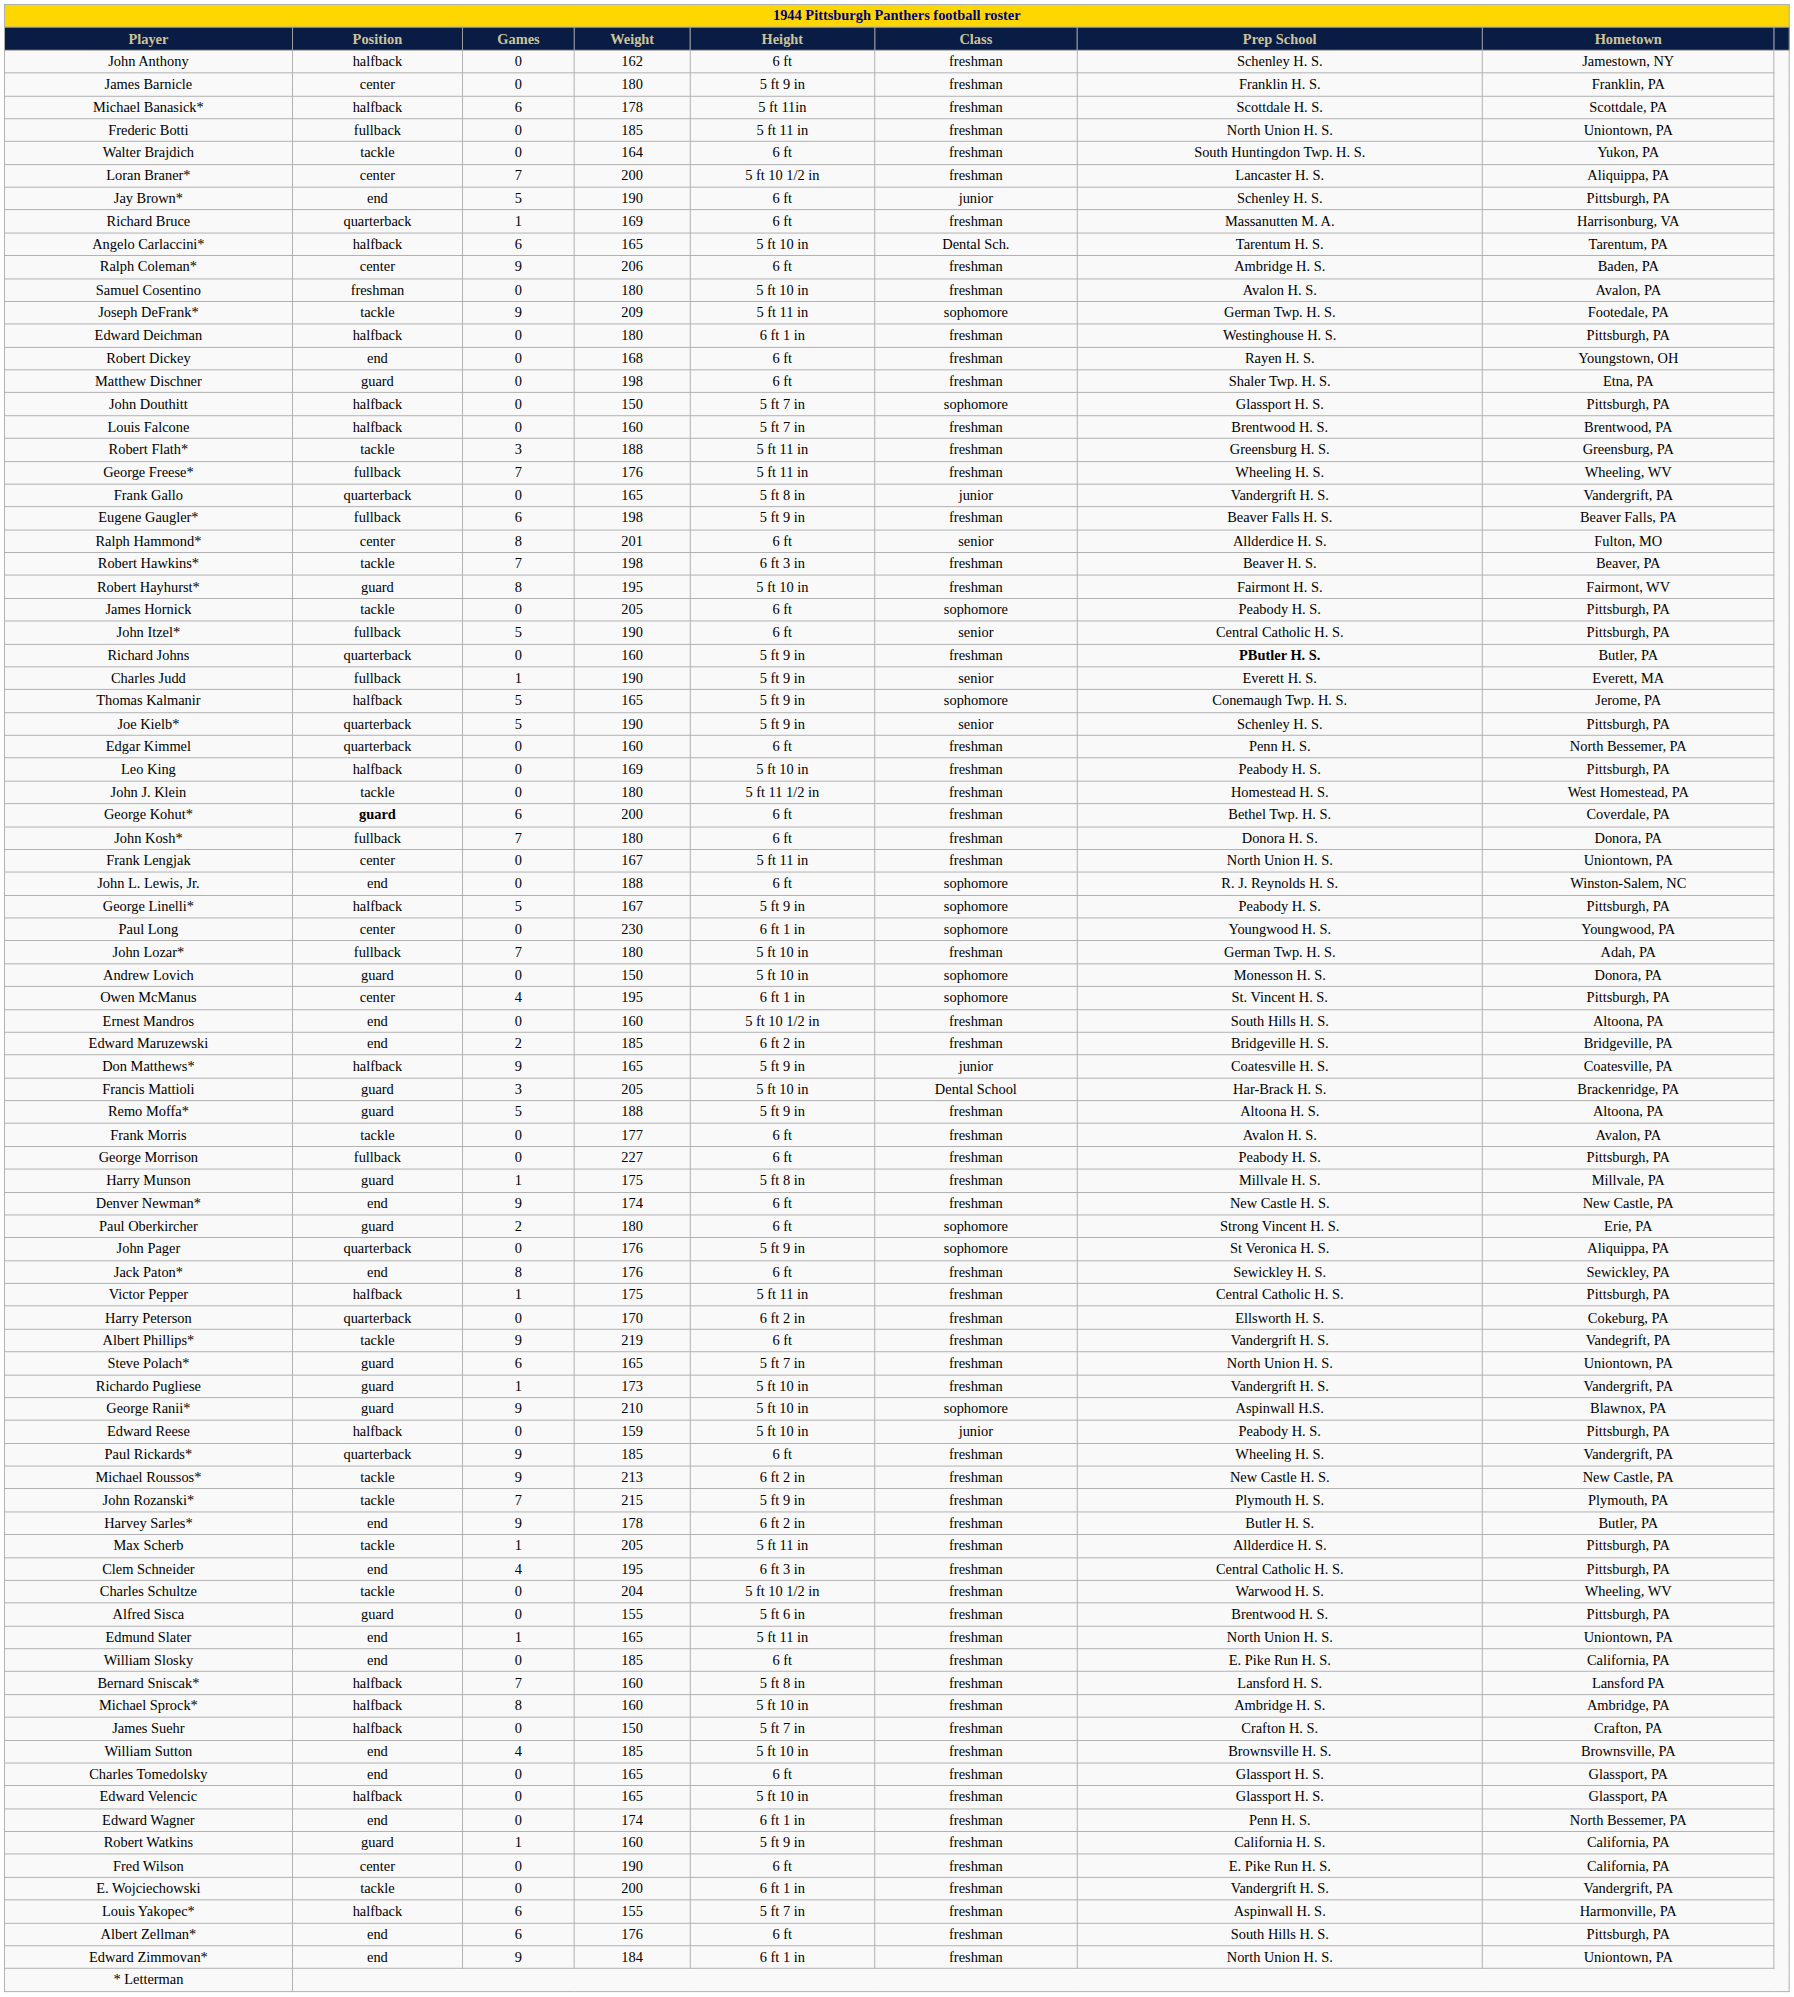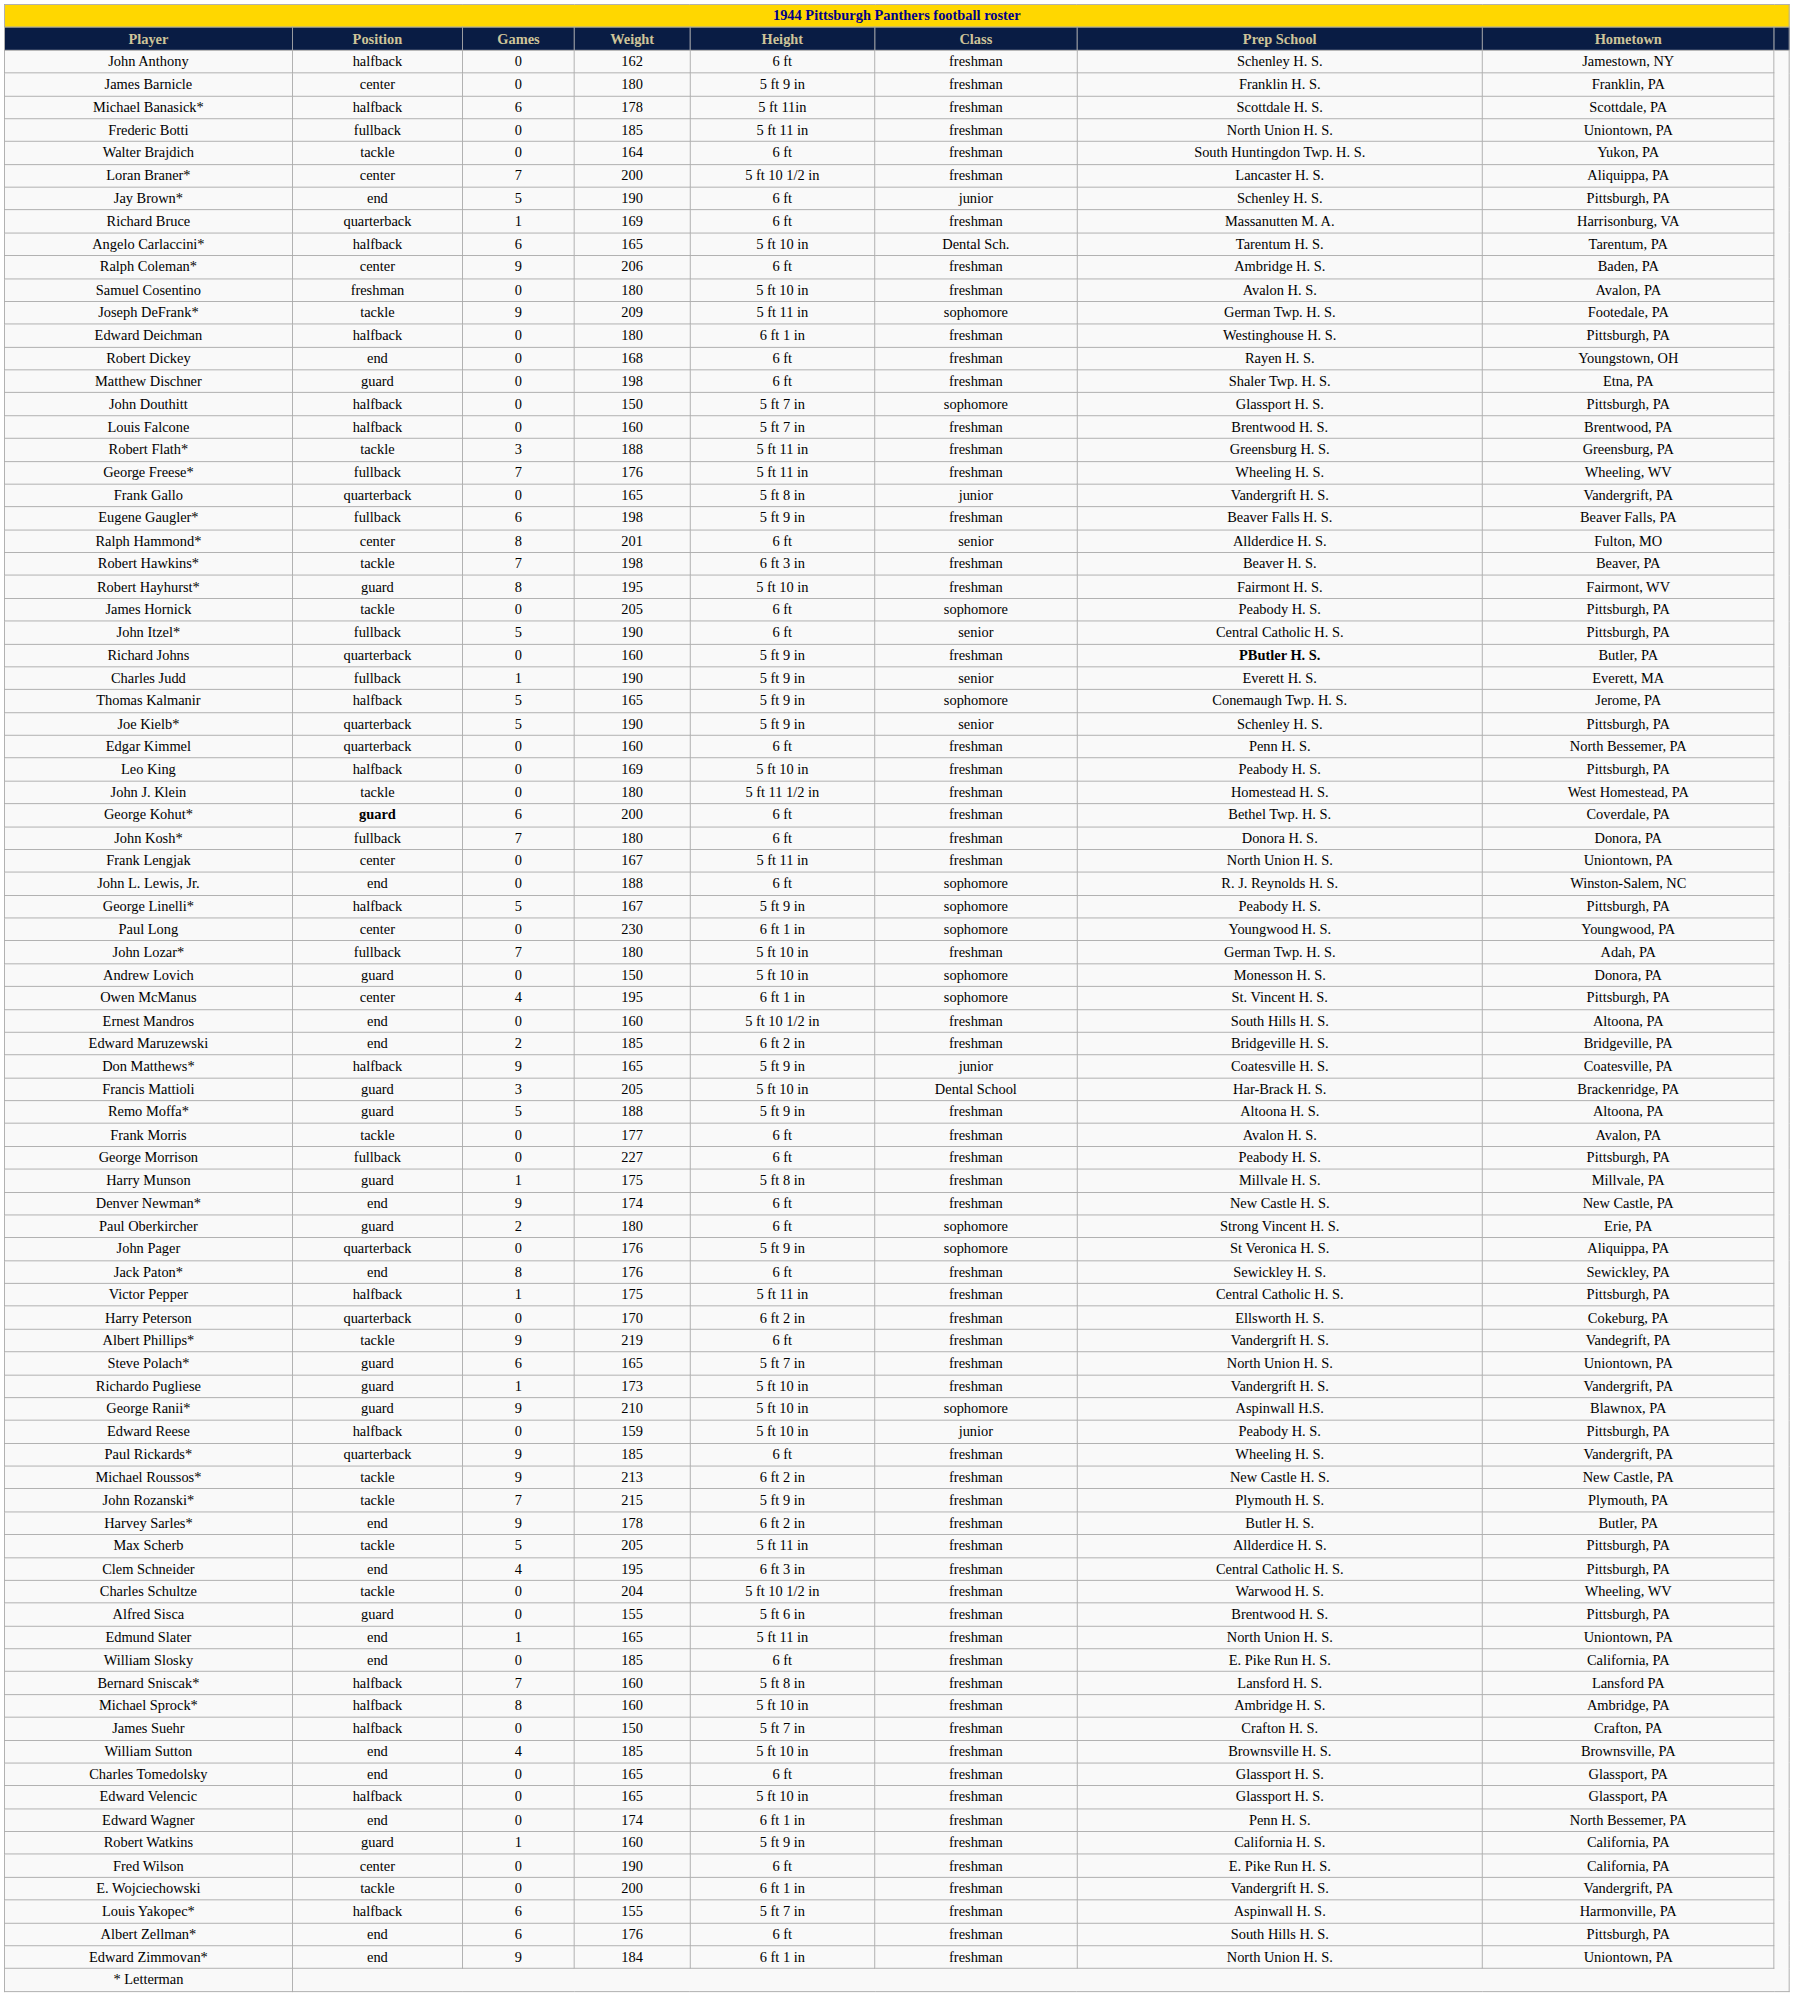(518, 1546) 1 -> (518, 1546) 5
